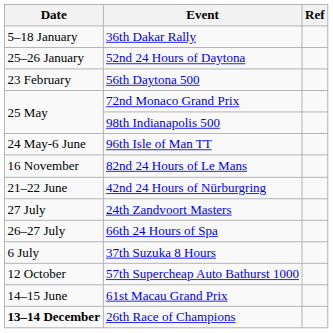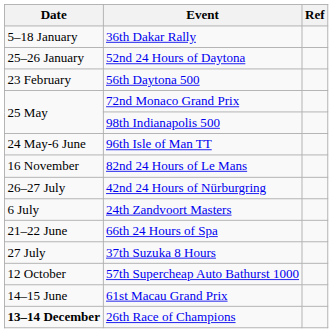(37, 187) 21–22 June -> (36, 187) 26–27 July
(27, 209) 27 July -> (23, 209) 6 July
(36, 231) 26–27 July -> (37, 231) 21–22 June
(23, 252) 6 July -> (27, 252) 27 July
